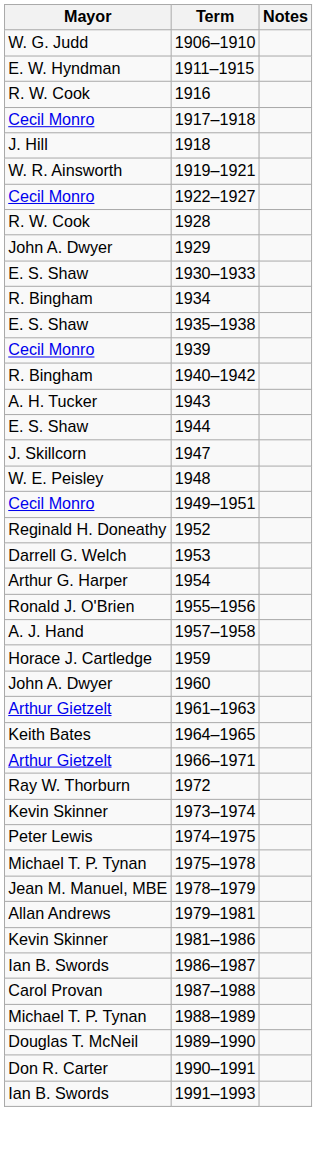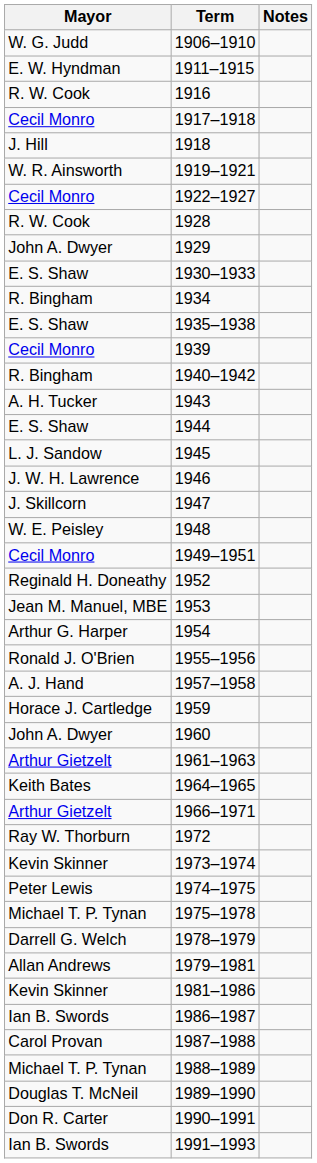+ row: (193, 453)
+ row: (193, 478)
(67, 555) Darrell G. Welch -> (88, 606) Jean M. Manuel, MBE
(88, 888) Jean M. Manuel, MBE -> (67, 939) Darrell G. Welch
